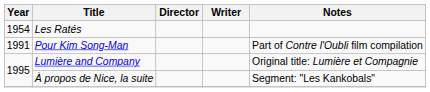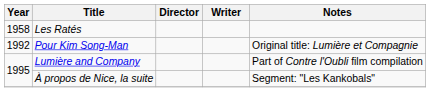(18, 29) 1954 -> (18, 29) 1958
(18, 45) 1991 -> (18, 45) 1992
(337, 45) Part of Contre l'Oubli film compilation -> (335, 45) Original title: Lumière et Compagnie
(335, 62) Original title: Lumière et Compagnie -> (337, 62) Part of Contre l'Oubli film compilation
